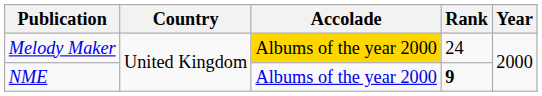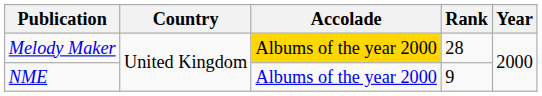(454, 47) 24 -> (454, 47) 28
(450, 76) bold -> (450, 76) normal
